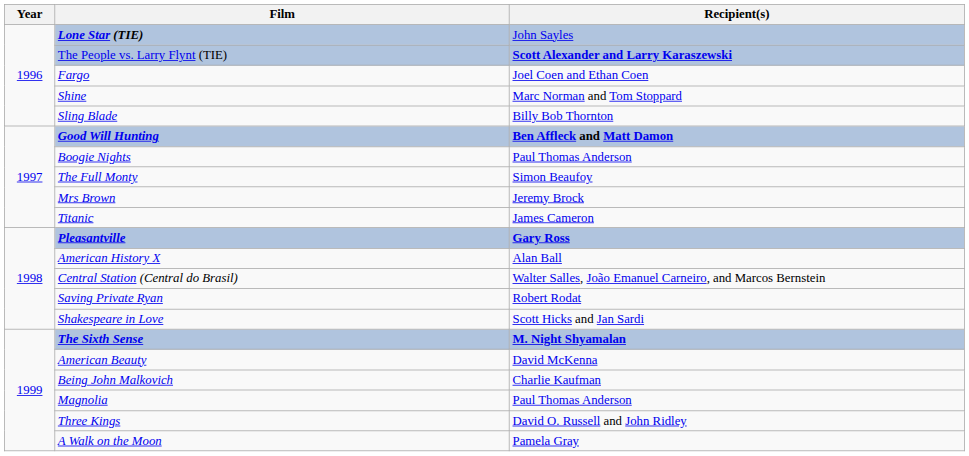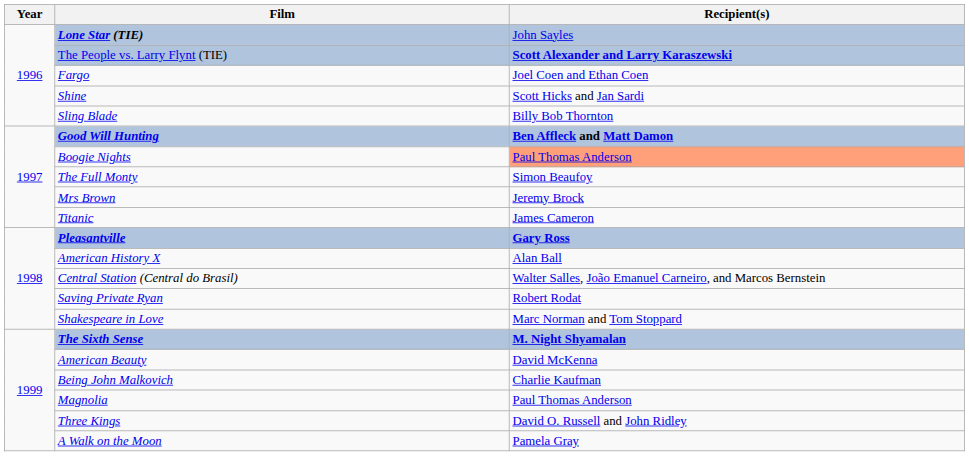(597, 95) Marc Norman and Tom Stoppard -> (578, 95) Scott Hicks and Jan Sardi
(572, 156) no background -> (572, 156) lightsalmon background
(578, 319) Scott Hicks and Jan Sardi -> (597, 319) Marc Norman and Tom Stoppard
